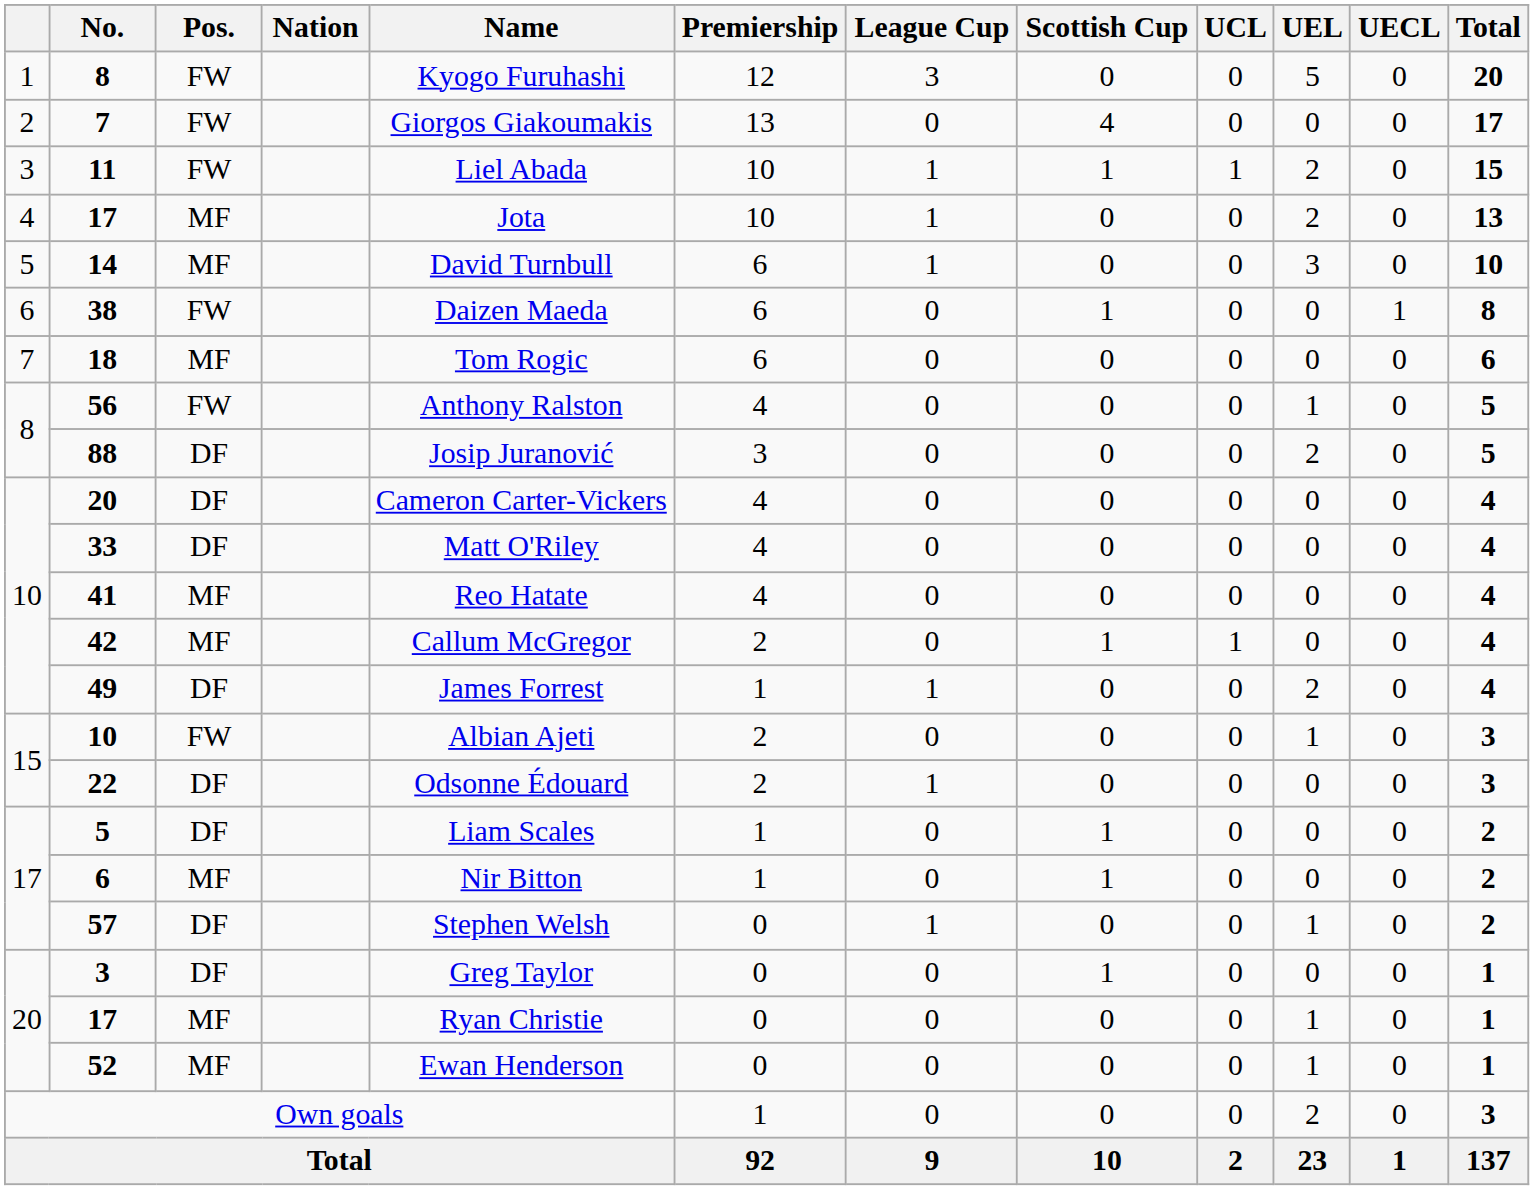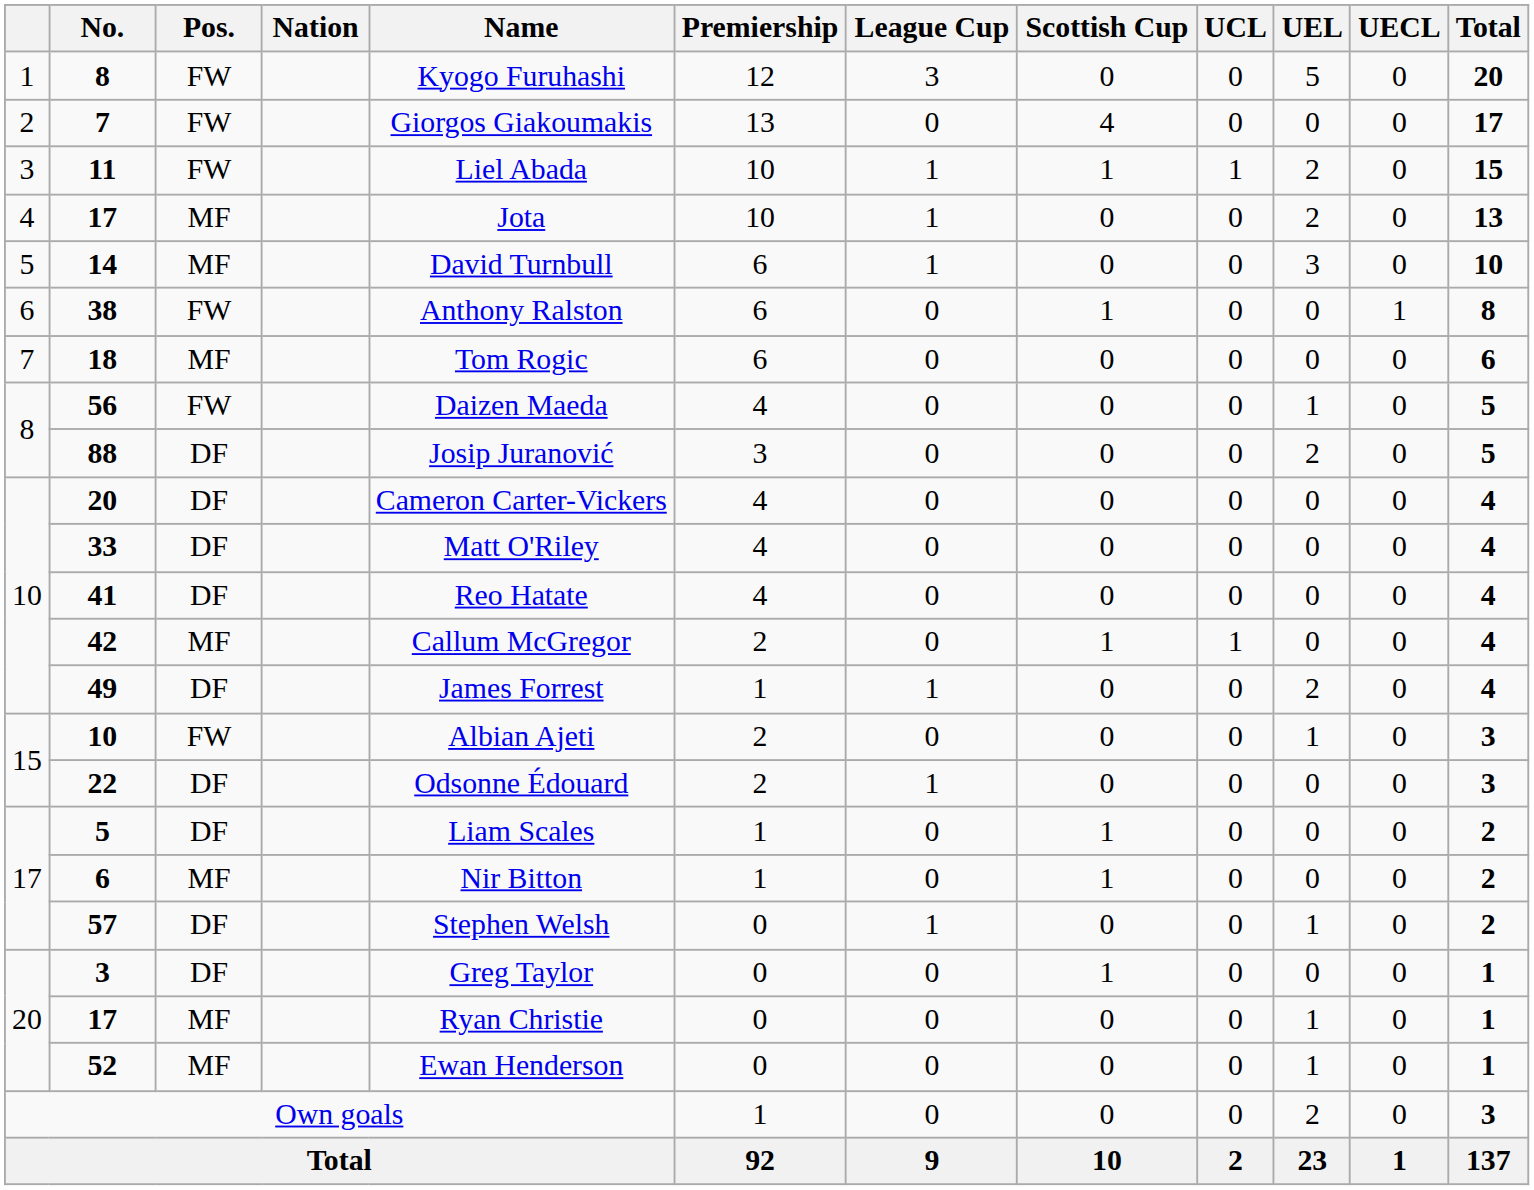(521, 311) Daizen Maeda -> (521, 311) Anthony Ralston
(521, 405) Anthony Ralston -> (521, 405) Daizen Maeda
(209, 594) MF -> (209, 594) DF
